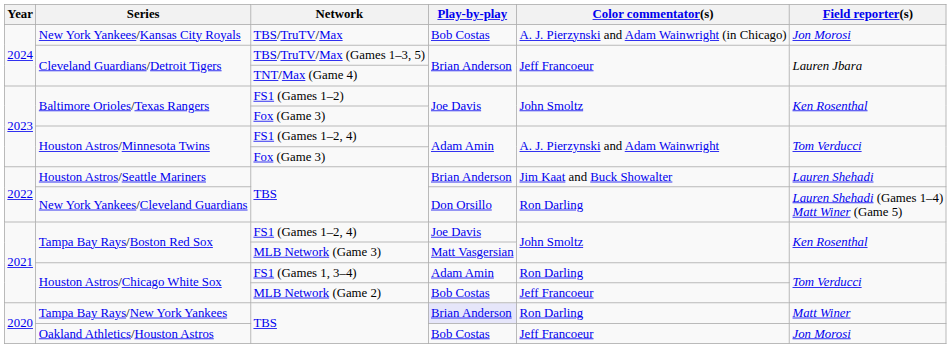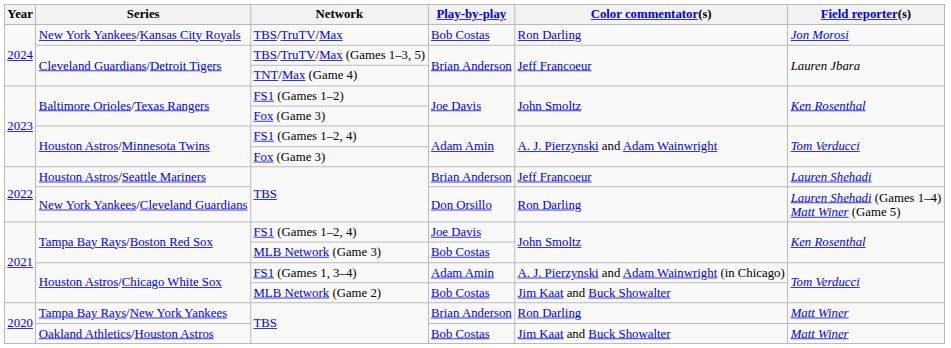(653, 34) A. J. Pierzynski and Adam Wainwright (in Chicago) -> (549, 34) Ron Darling
(596, 177) Jim Kaat and Buck Showalter -> (555, 177) Jeff Francoeur
(472, 252) Matt Vasgersian -> (460, 252) Bob Costas
(551, 272) Ron Darling -> (651, 272) A. J. Pierzynski and Adam Wainwright (in Chicago)
(557, 292) Jeff Francoeur -> (594, 292) Jim Kaat and Buck Showalter
(471, 313) lavender background -> (471, 313) no background
(557, 333) Jeff Francoeur -> (594, 333) Jim Kaat and Buck Showalter
(822, 333) Jon Morosi -> (820, 333) Matt Winer
